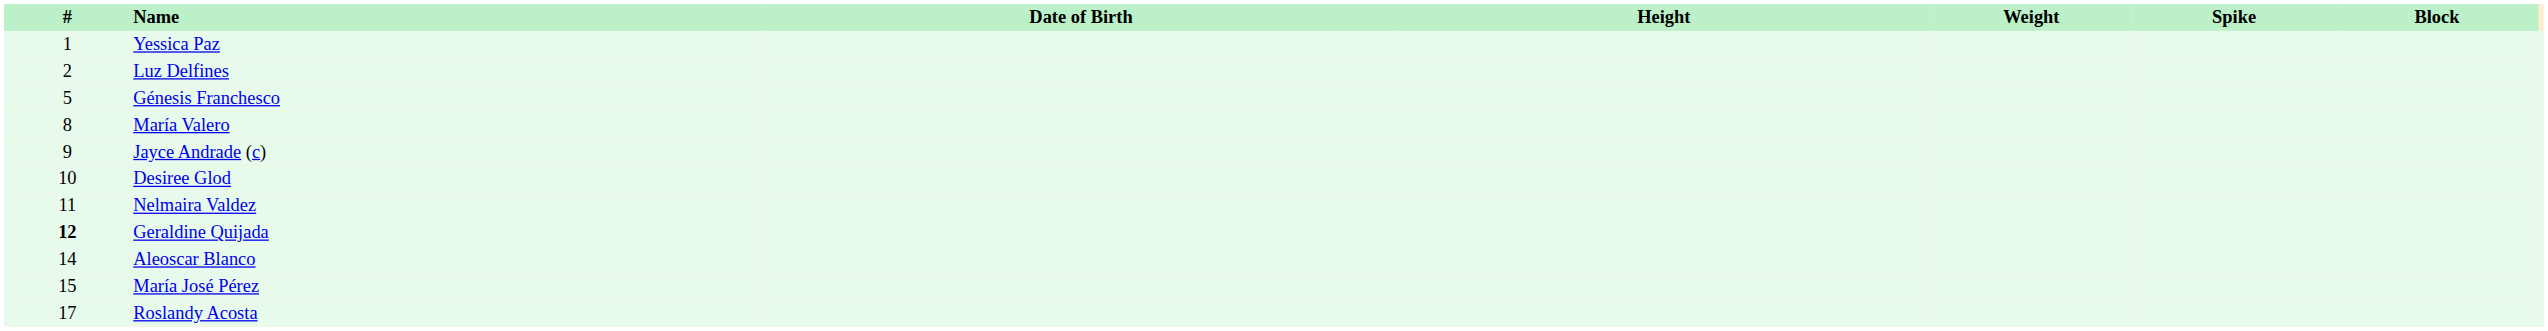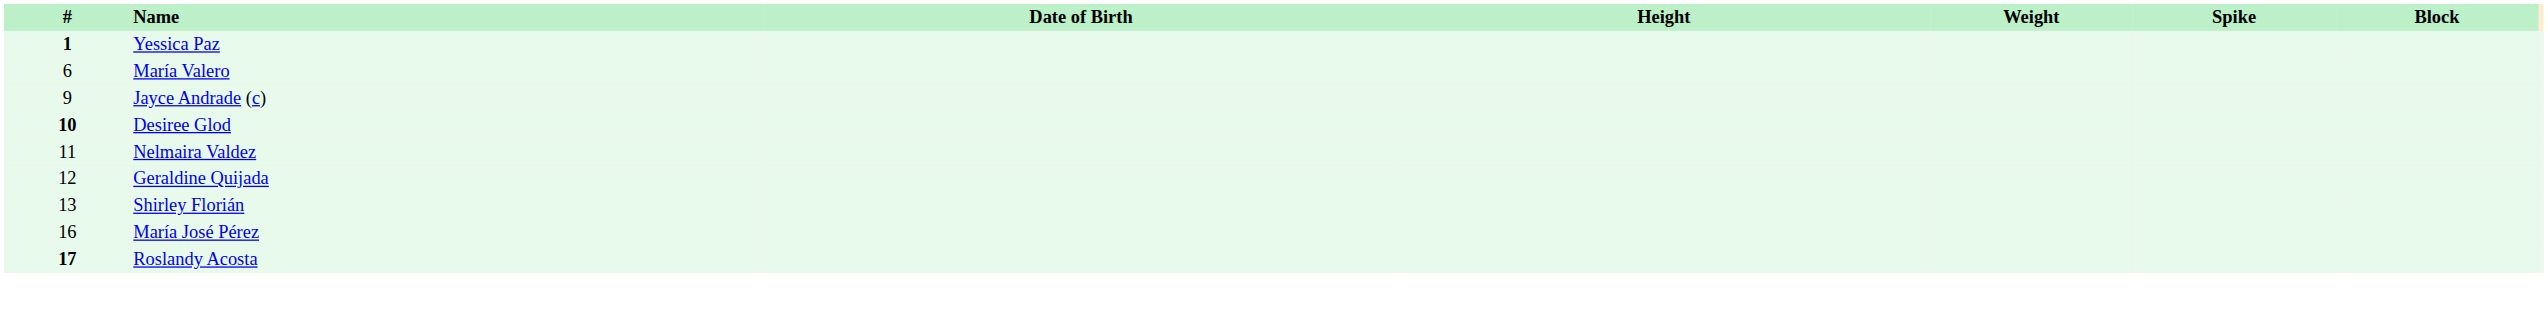(67, 44) normal -> (67, 44) bold
- row: (181, 71)
- row: (207, 97)
(67, 124) 8 -> (67, 71) 6
(67, 178) normal -> (67, 124) bold
(67, 232) bold -> (67, 178) normal
+ row: (189, 205)
- row: (194, 259)
(67, 286) 15 -> (67, 232) 16
(67, 312) normal -> (67, 259) bold
